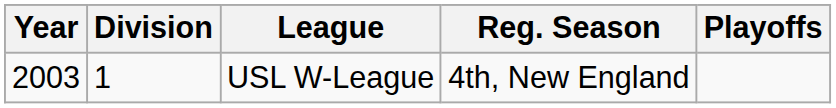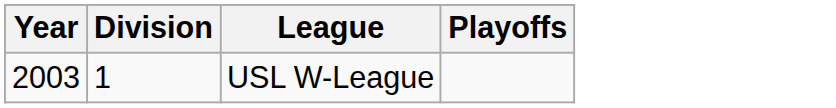- column: (569, 28)
